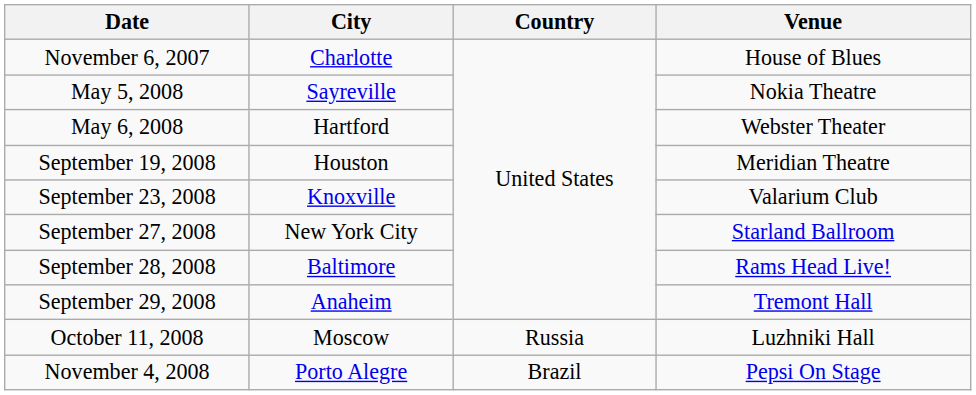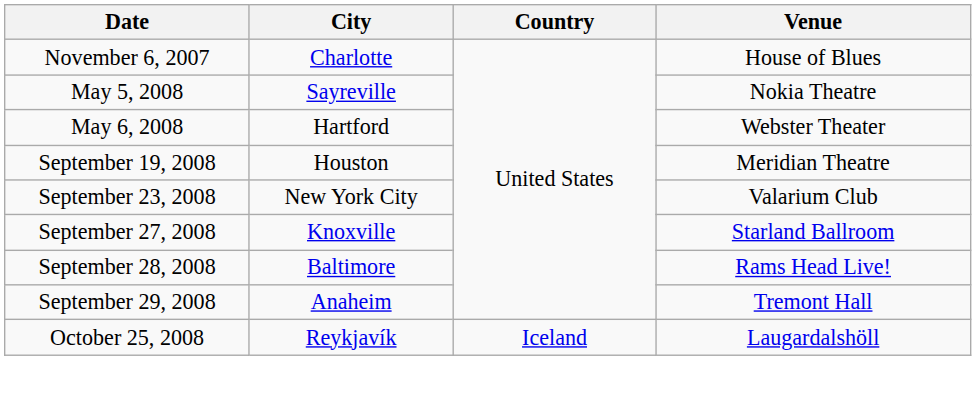(351, 197) Knoxville -> (351, 197) New York City
(351, 232) New York City -> (351, 232) Knoxville
- row: (127, 337)
+ row: (127, 337)
- row: (127, 372)
